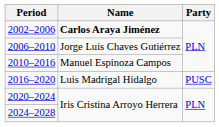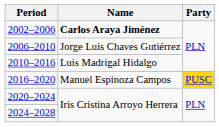(116, 63) Manuel Espinoza Campos -> (108, 63) Luis Madrigal Hidalgo
(108, 79) Luis Madrigal Hidalgo -> (116, 79) Manuel Espinoza Campos
(199, 79) no background -> (199, 79) gold background
